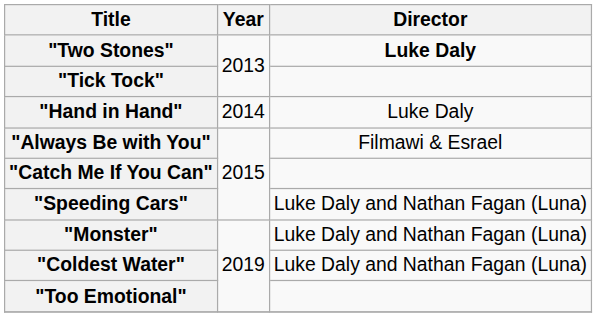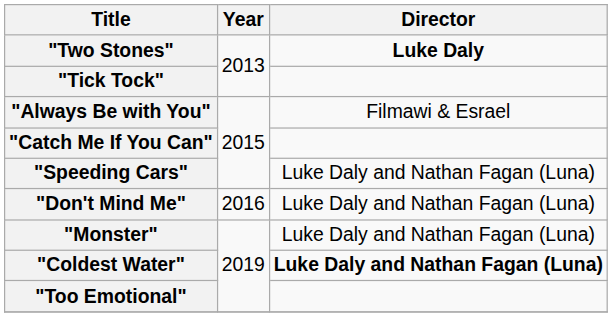- row: (111, 111)
+ row: (111, 204)
(430, 265) normal -> (438, 265) bold
